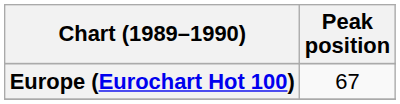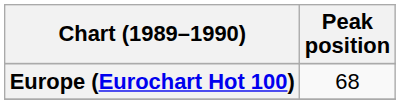(347, 81) 67 -> (347, 81) 68
